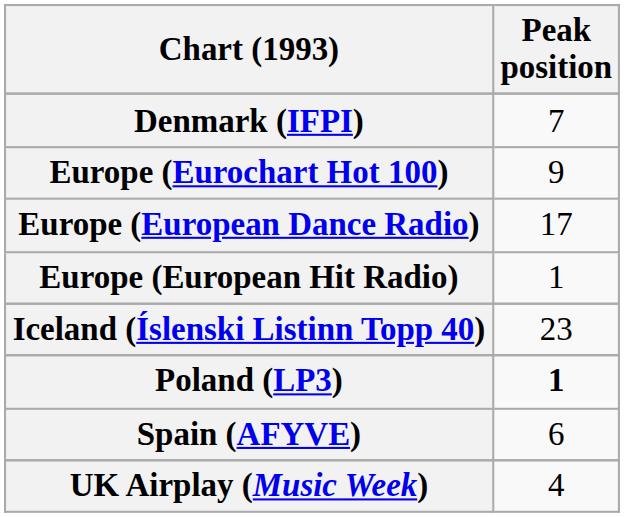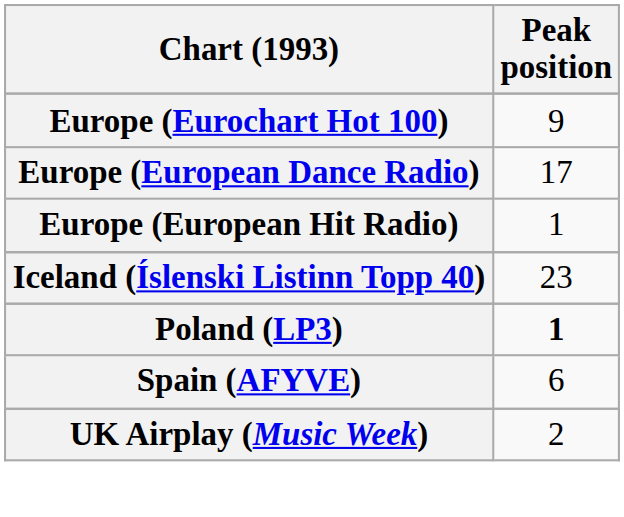- row: (249, 119)
(556, 485) 4 -> (556, 433) 2
